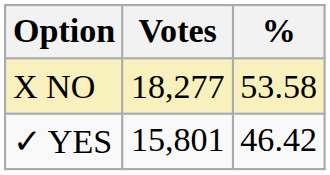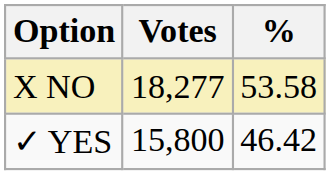(178, 140) 15,801 -> (178, 140) 15,800
